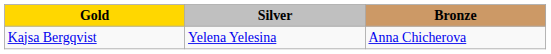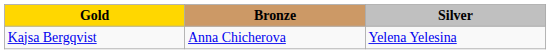columns swapped: (275, 15) <-> (455, 15)
